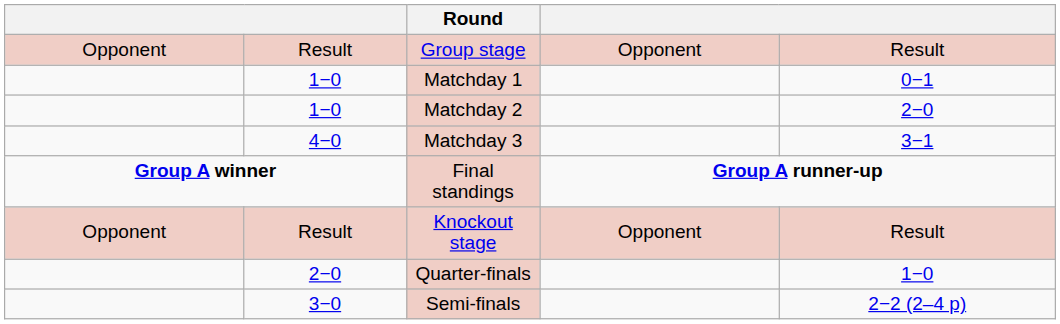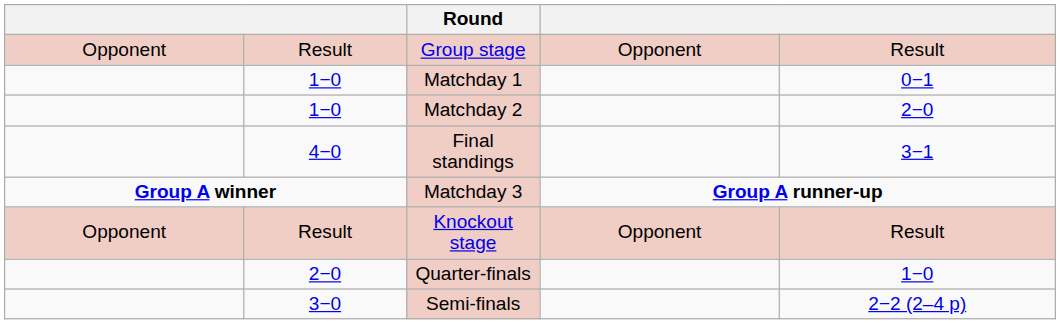(473, 140) Matchday 3 -> (473, 151) Final standings
(473, 181) Final standings -> (473, 191) Matchday 3
